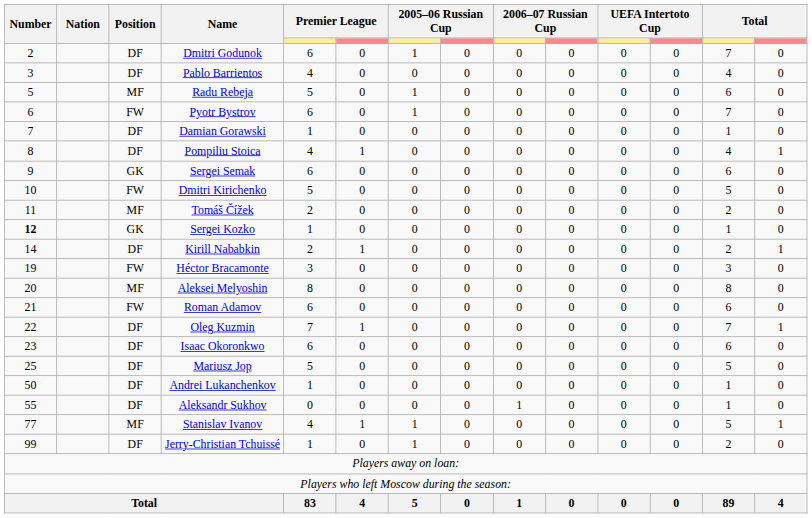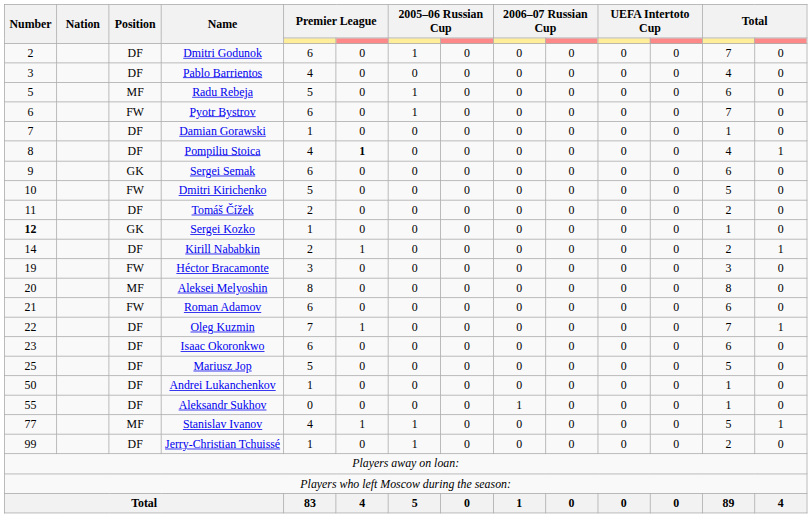(362, 151) normal -> (362, 151) bold
(135, 209) MF -> (135, 209) DF
